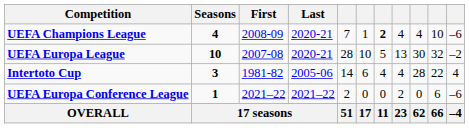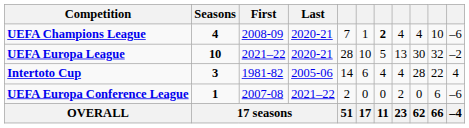(262, 53) 2007-08 -> (264, 53) 2021–22
(264, 93) 2021–22 -> (262, 93) 2007-08
